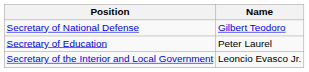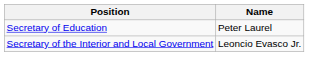- row: (73, 28)
